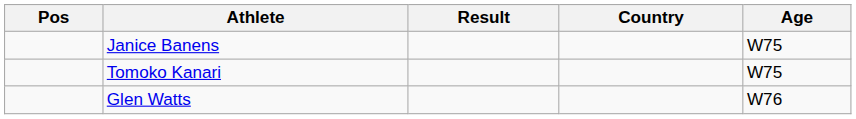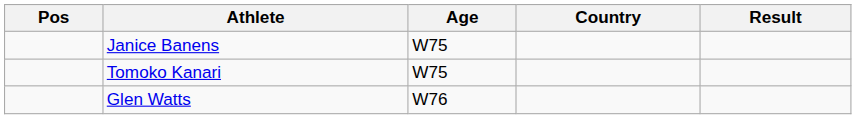columns swapped: (797, 18) <-> (484, 18)
